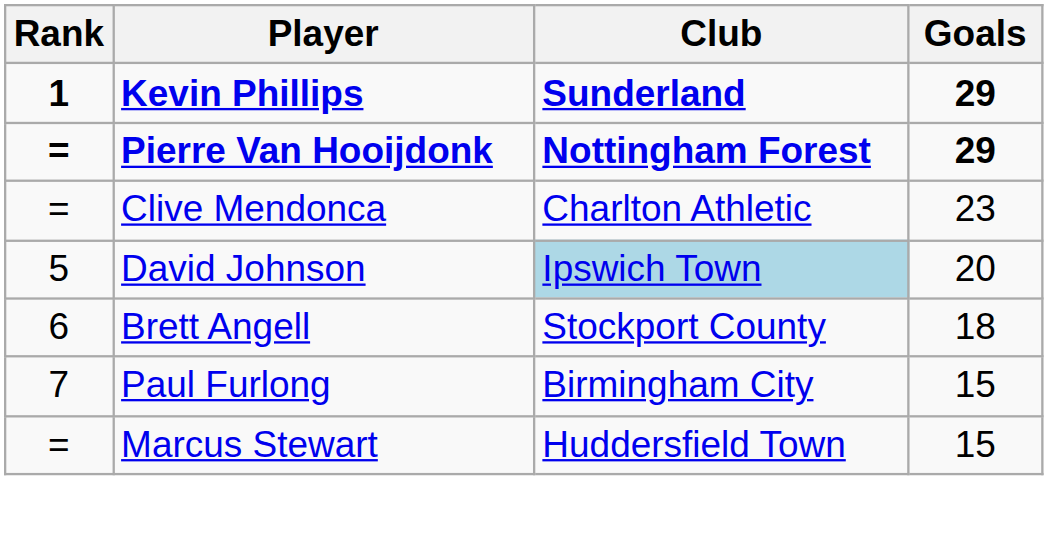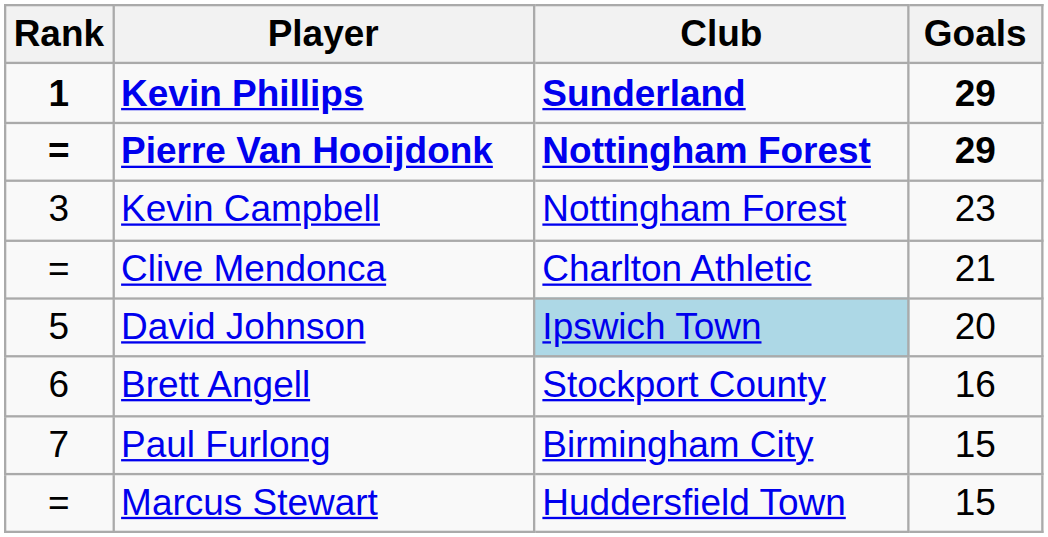+ row: (251, 209)
(975, 209) 23 -> (975, 268) 21
(975, 326) 18 -> (975, 385) 16
